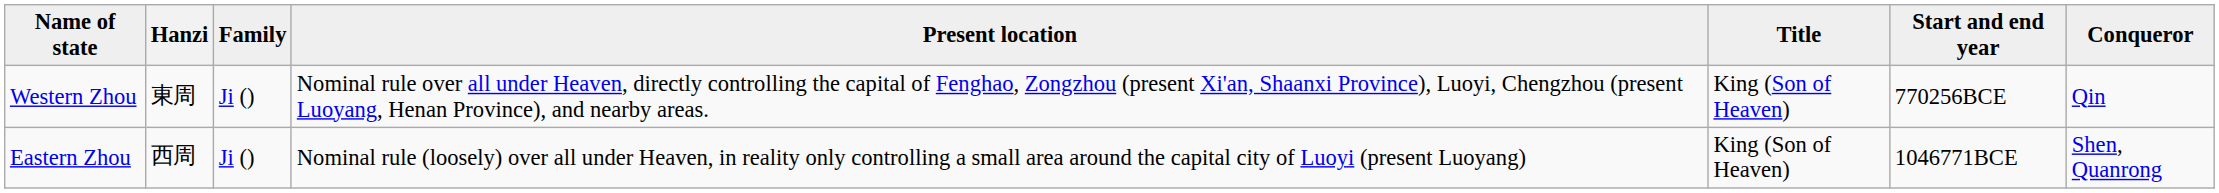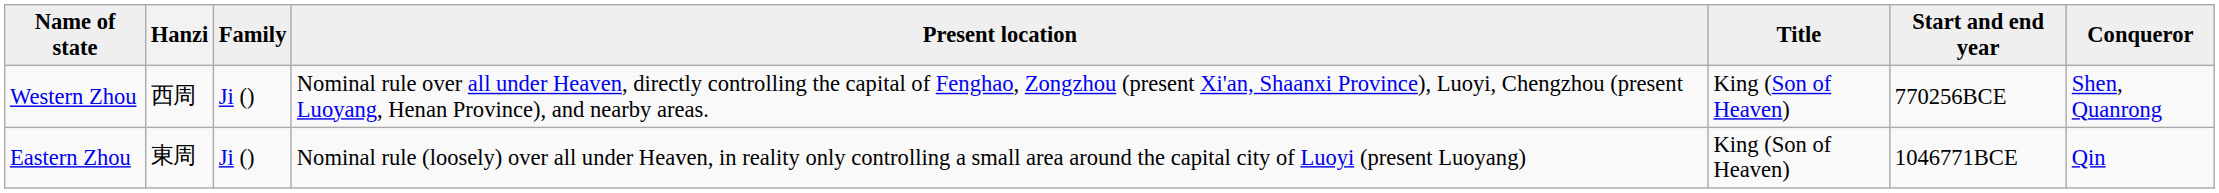(173, 95) 東周 -> (173, 95) 西周
(2089, 96) Qin -> (2117, 96) Shen, Quanrong
(173, 156) 西周 -> (173, 156) 東周
(2117, 157) Shen, Quanrong -> (2089, 157) Qin
